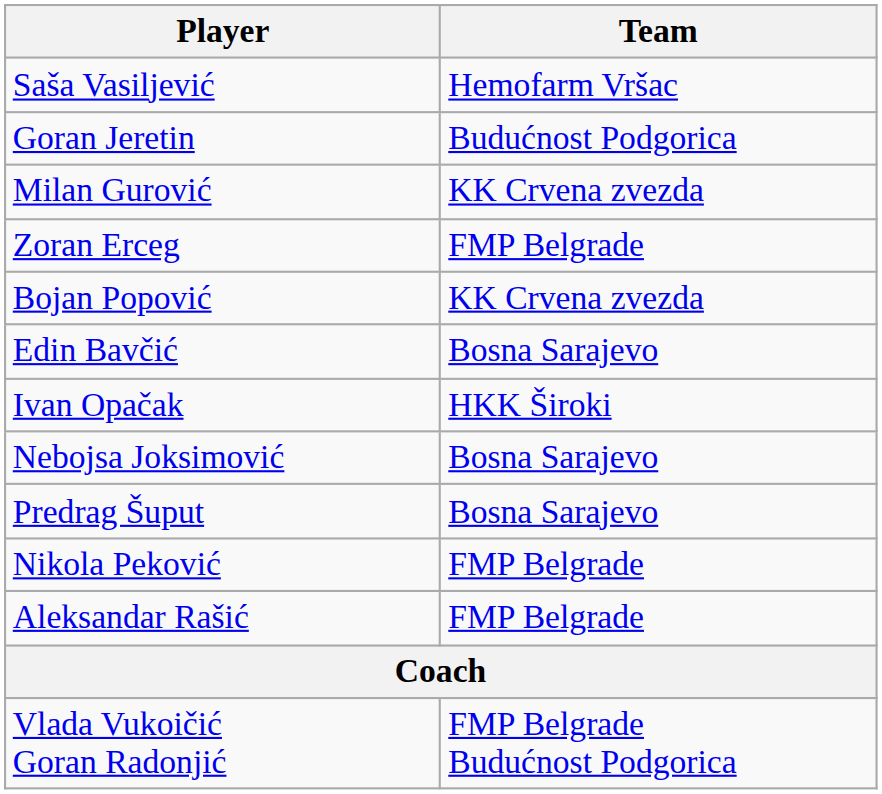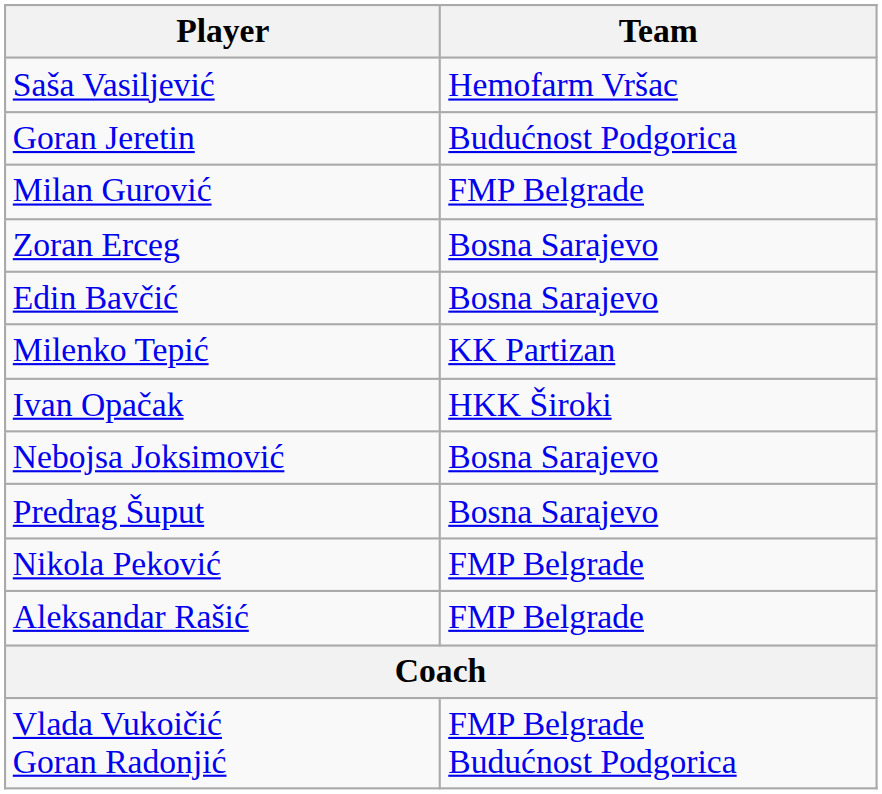(576, 191) KK Crvena zvezda -> (546, 191) FMP Belgrade
(546, 244) FMP Belgrade -> (553, 244) Bosna Sarajevo
- row: (112, 297)
+ row: (111, 350)
